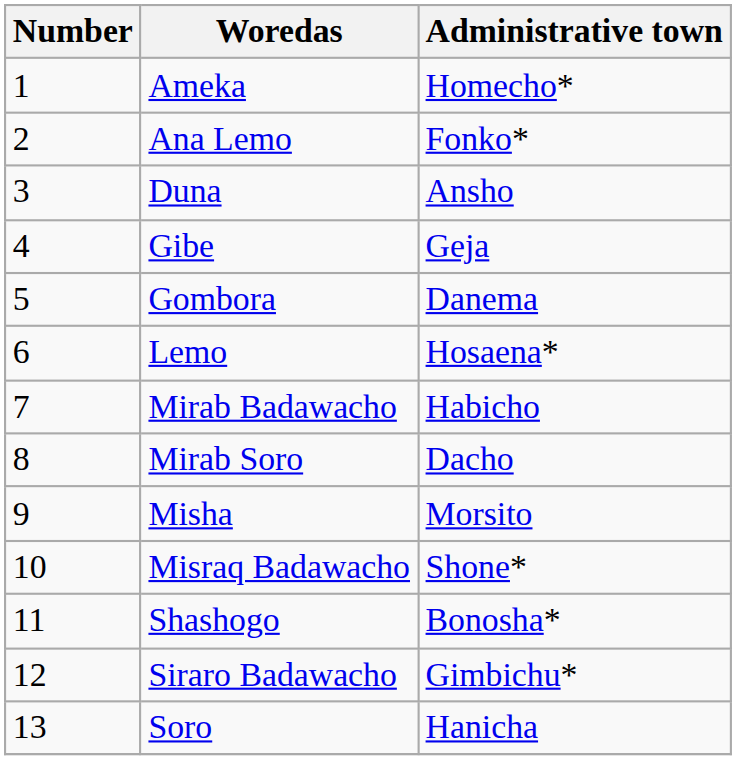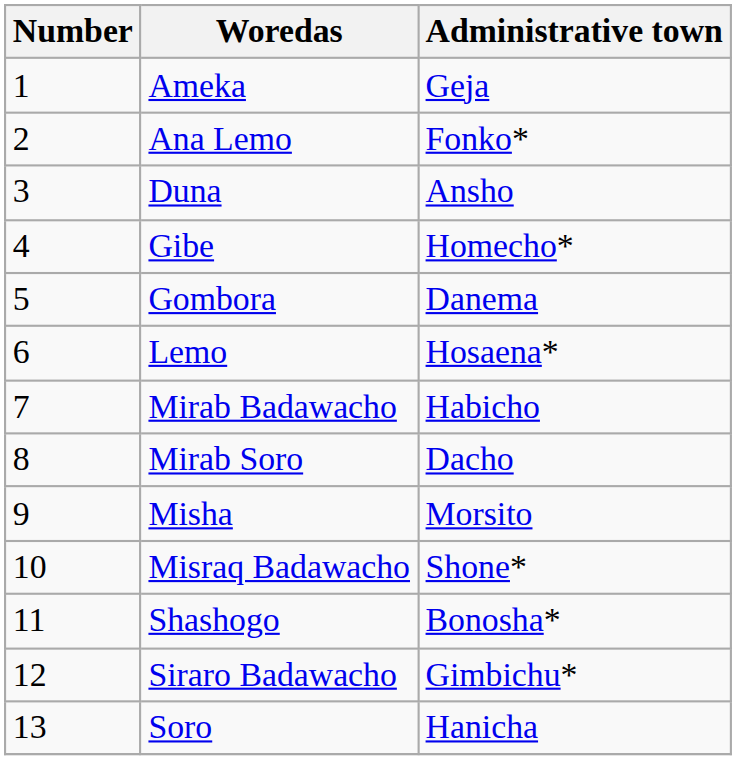(500, 84) Homecho* -> (457, 84) Geja
(457, 245) Geja -> (500, 245) Homecho*
